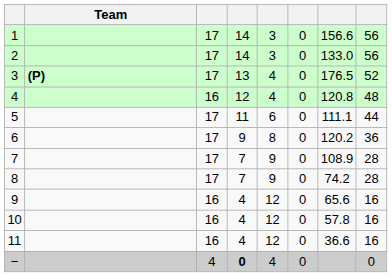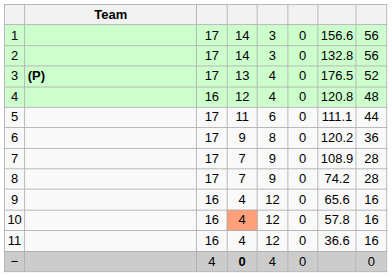(337, 55) 133.0 -> (337, 55) 132.8
(242, 220) no background -> (242, 220) lightsalmon background
